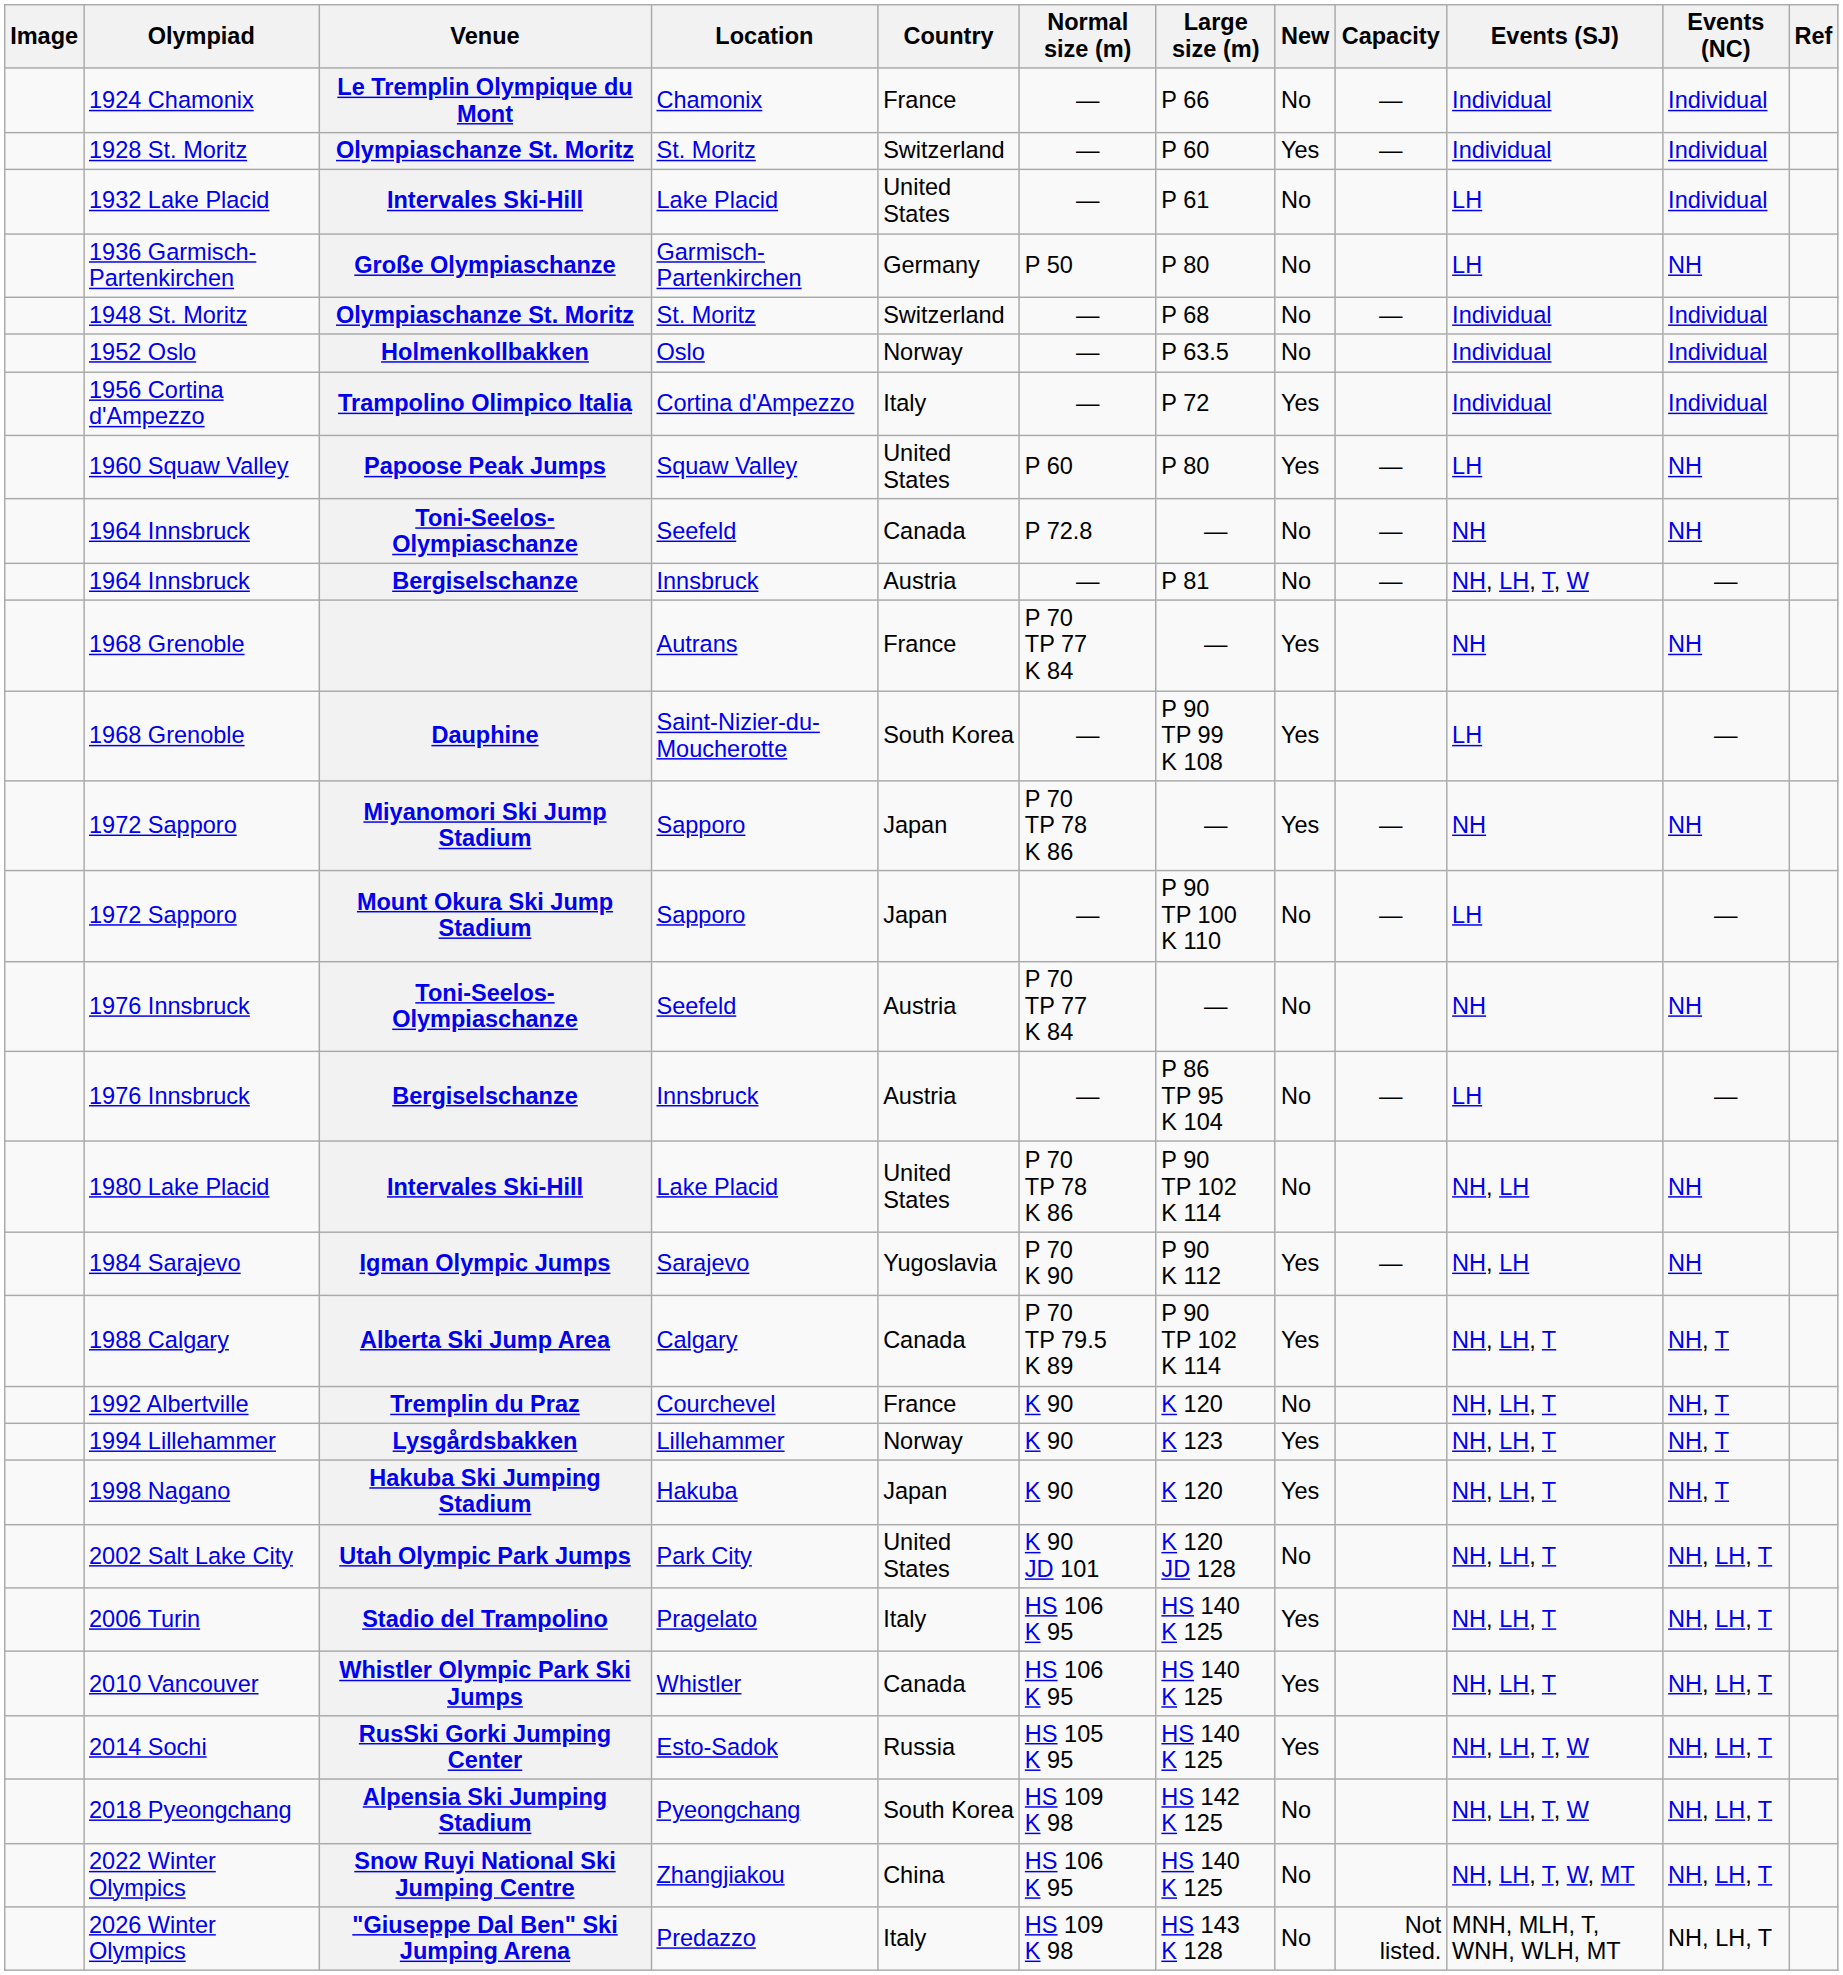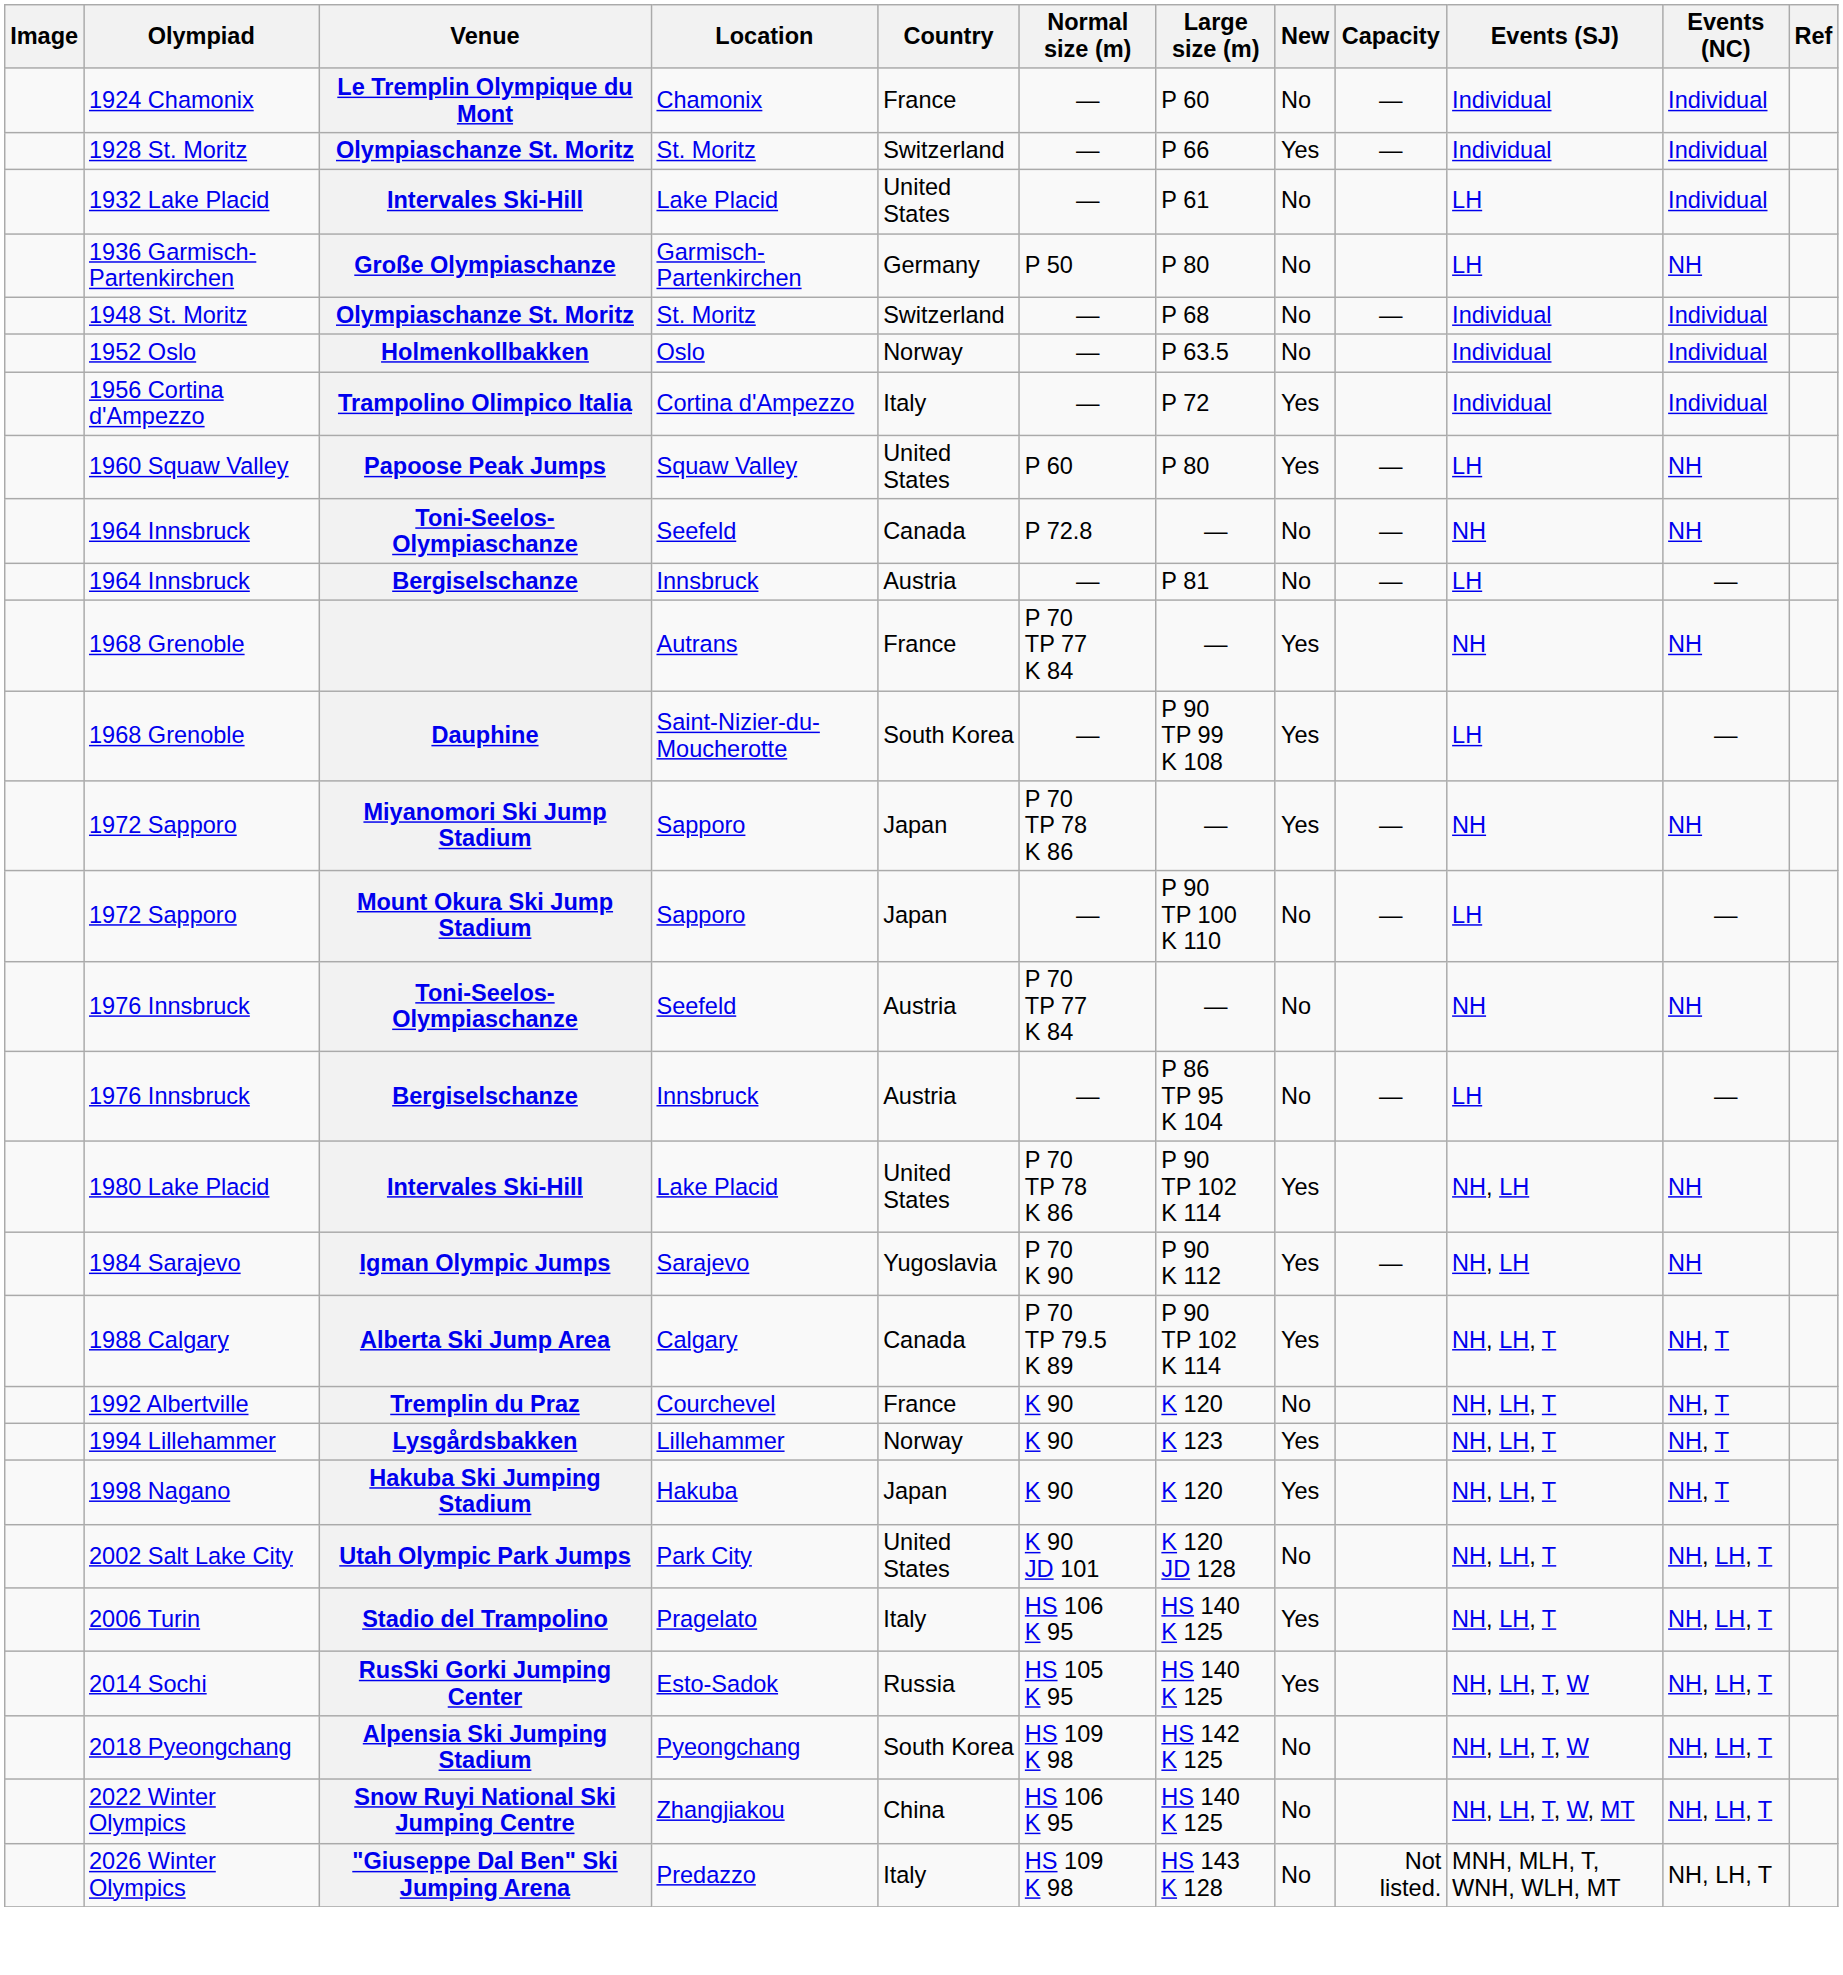(1185, 100) P 66 -> (1185, 100) P 60
(1185, 150) P 60 -> (1185, 150) P 66
(1521, 581) NH, LH, T, W -> (1467, 581) LH
(1296, 1186) No -> (1300, 1186) Yes
- row: (174, 1683)
